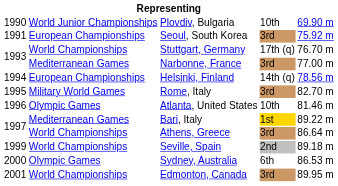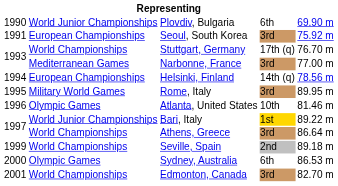(270, 22) 10th -> (267, 22) 6th
(316, 91) 82.70 m -> (316, 91) 89.95 m
(79, 119) Mediterranean Games -> (93, 119) World Junior Championships
(316, 175) 89.95 m -> (316, 175) 82.70 m
